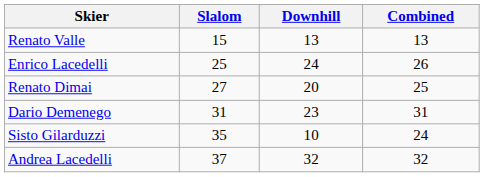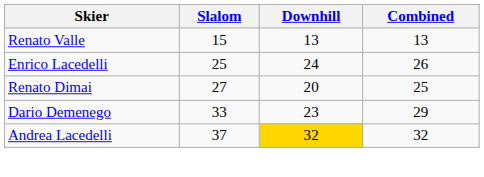(219, 111) 31 -> (219, 111) 33
(421, 111) 31 -> (421, 111) 29
- row: (57, 135)
(311, 159) no background -> (311, 135) gold background
